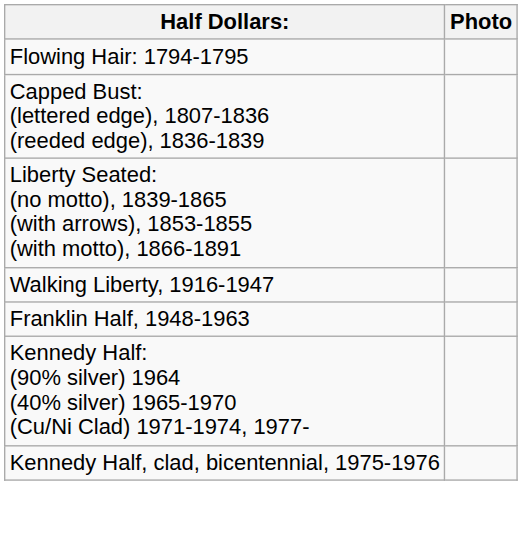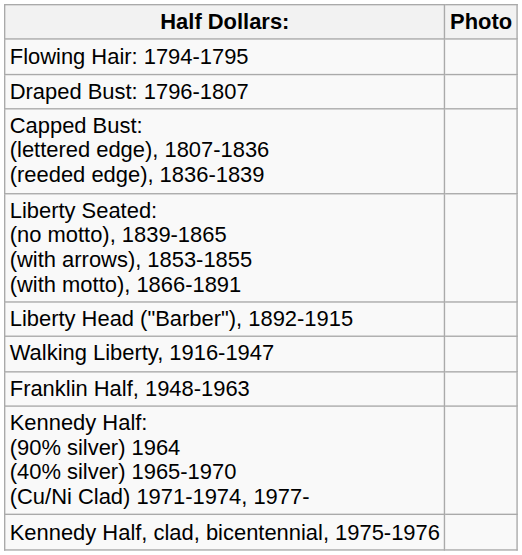+ row: (129, 91)
+ row: (181, 319)
